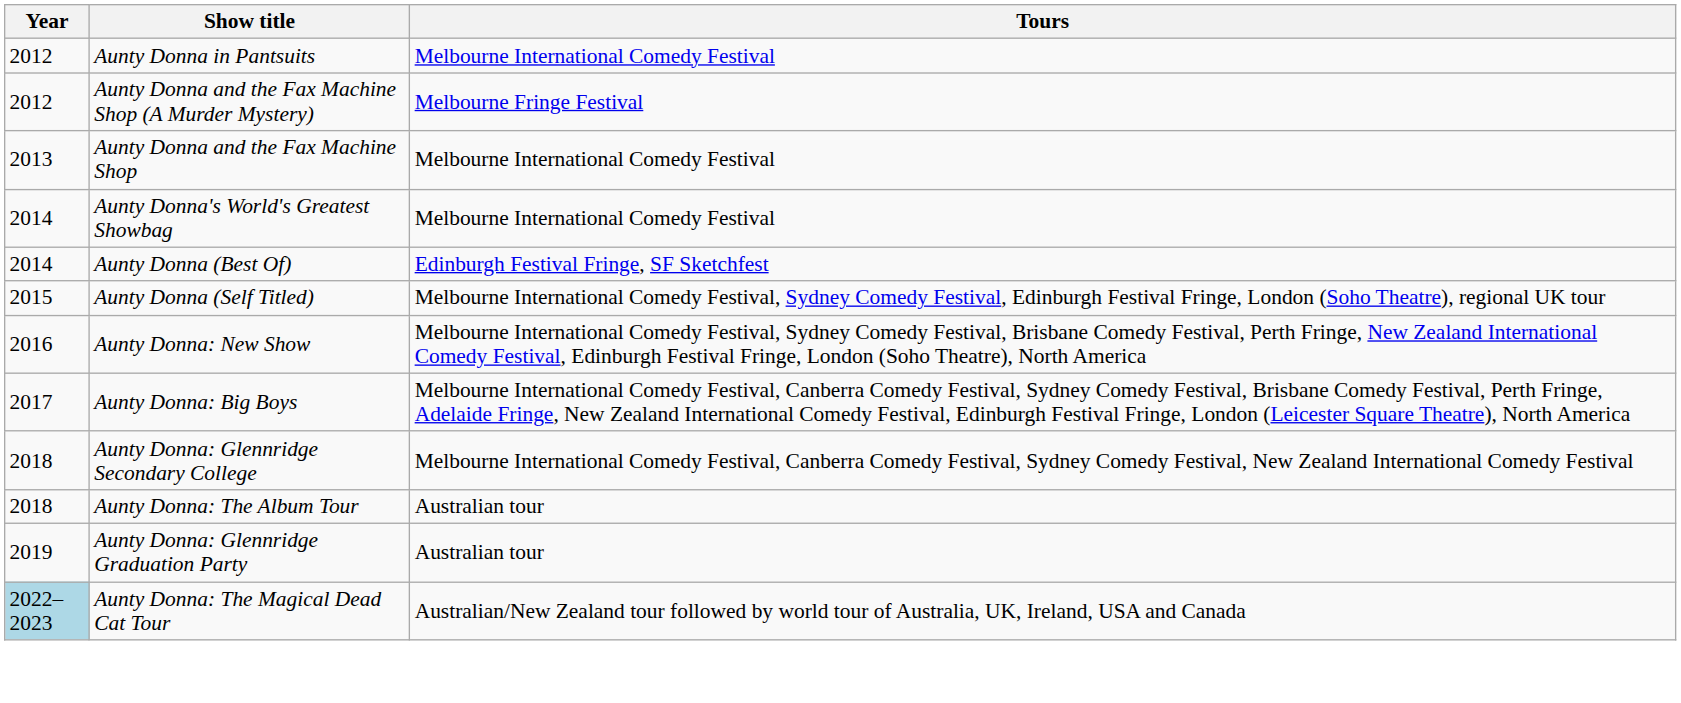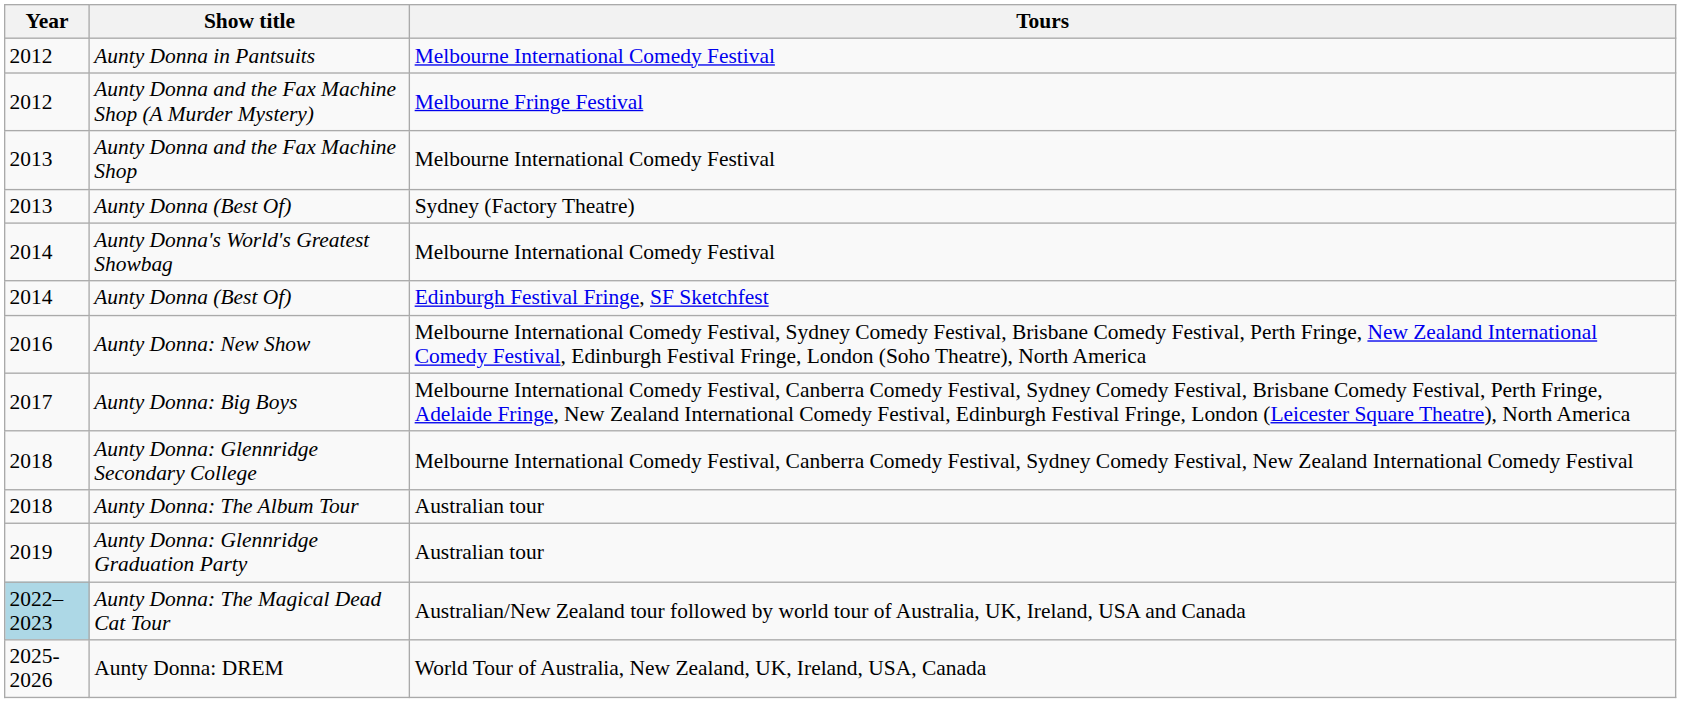+ row: (193, 205)
- row: (204, 297)
+ row: (189, 668)
